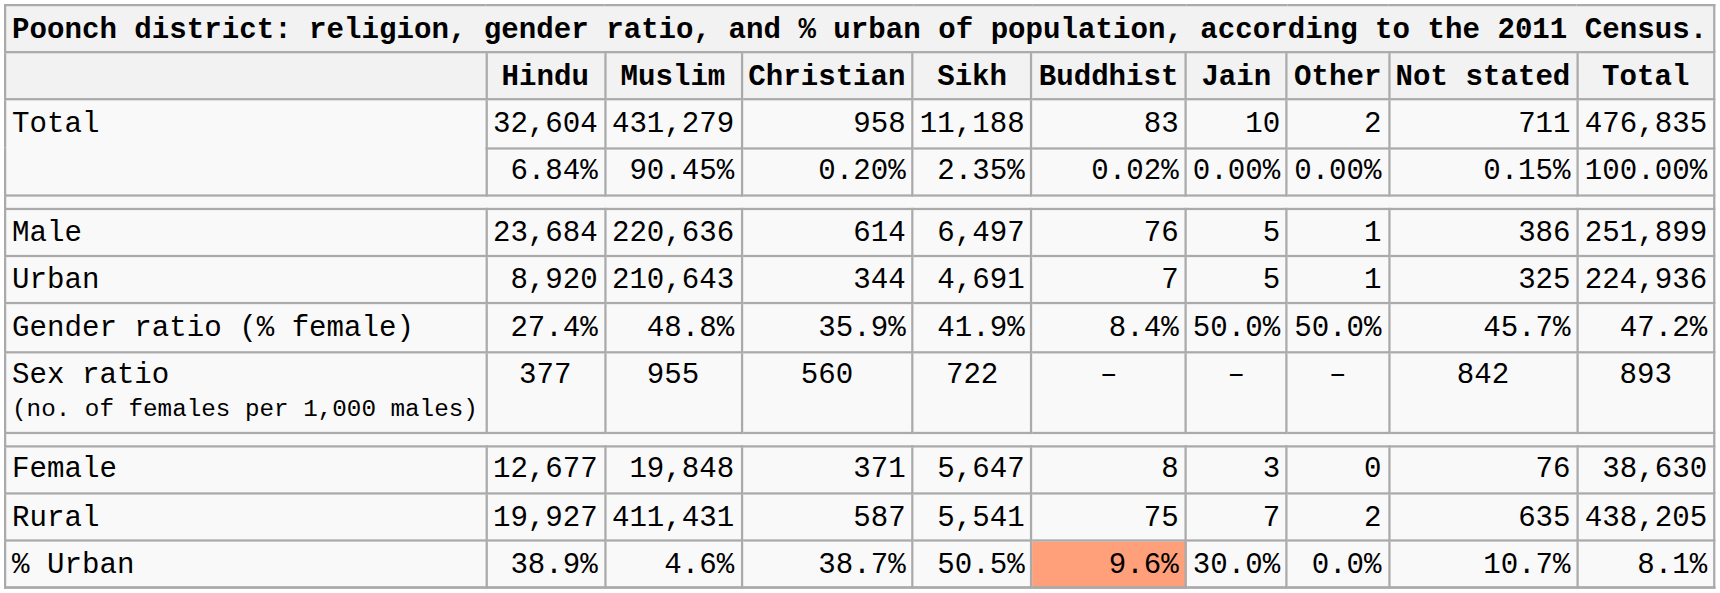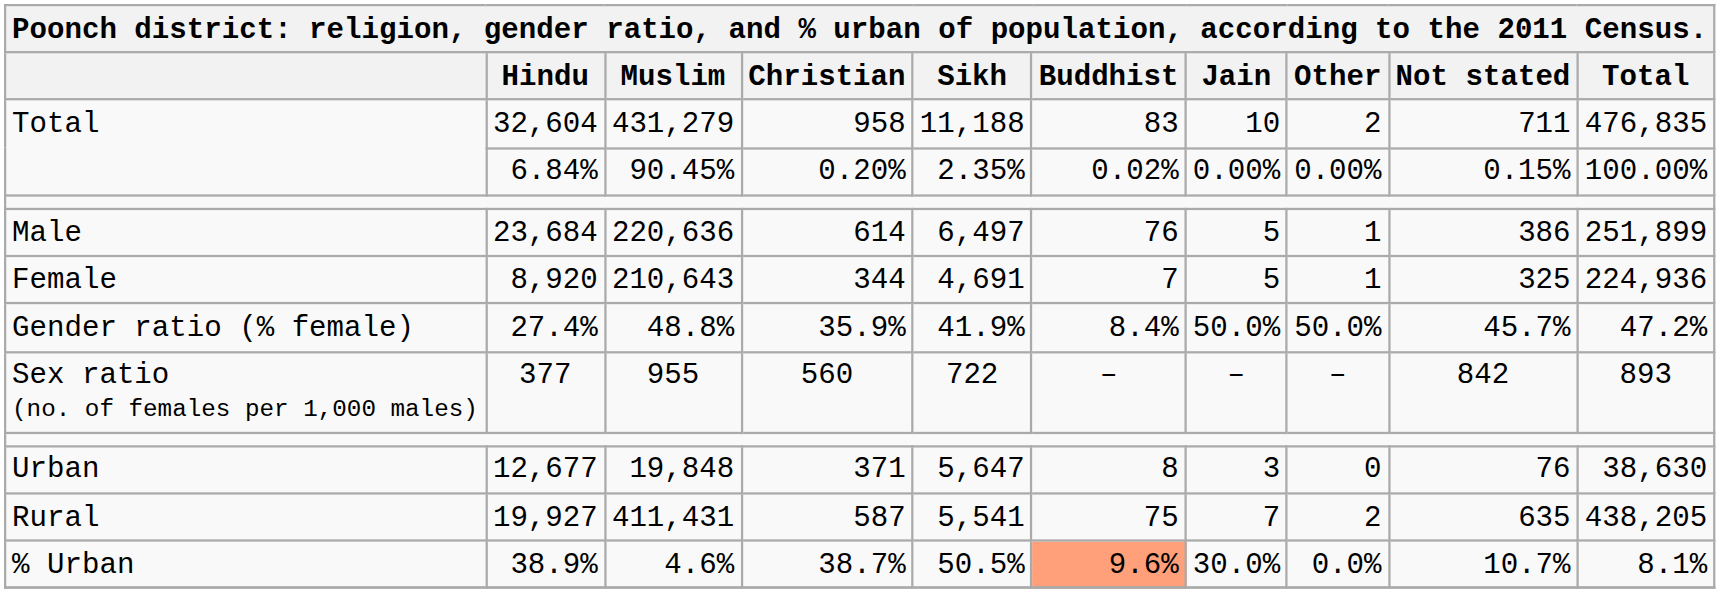(56, 280) Urban -> (64, 280) Female
(64, 470) Female -> (56, 470) Urban
